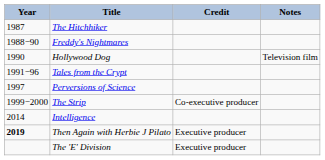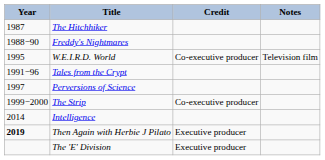- row: (81, 57)
+ row: (84, 57)
